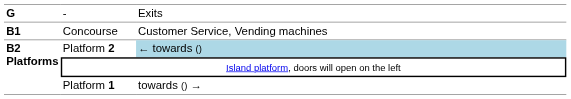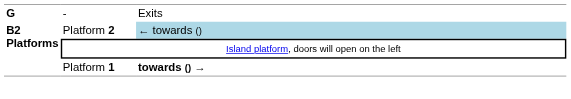- row: (90, 31)
(170, 85) normal -> (172, 67) bold
